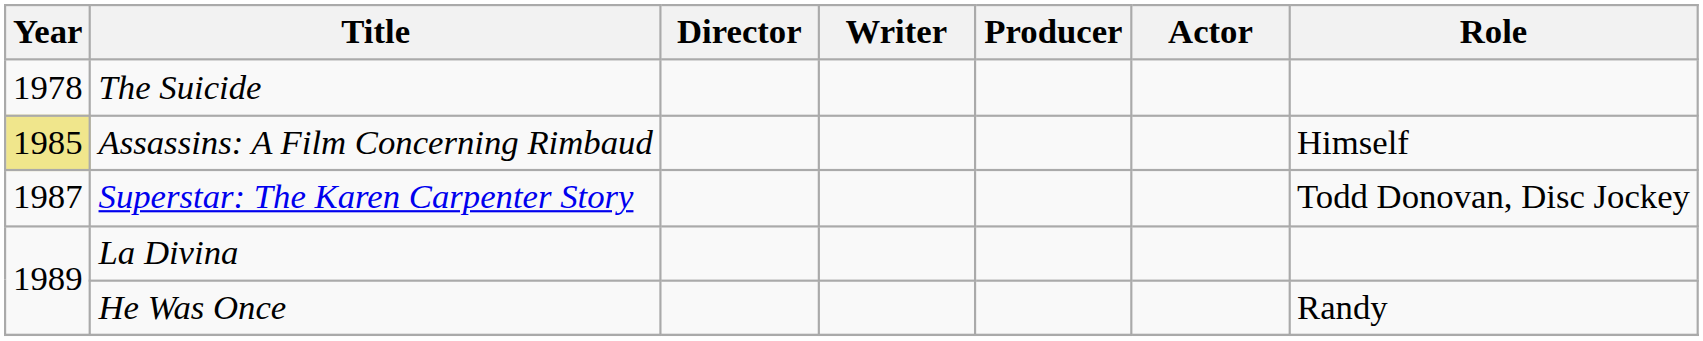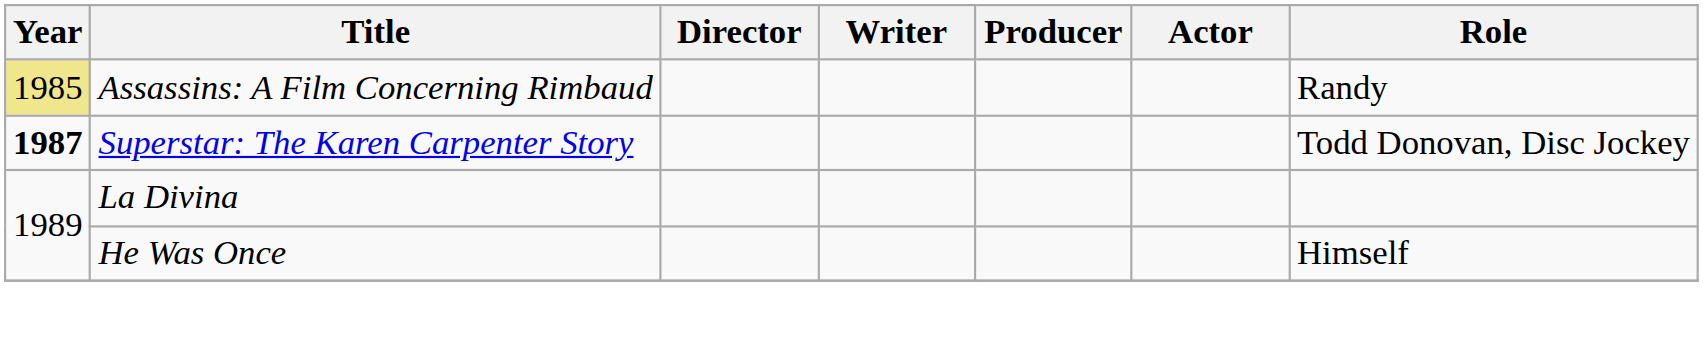- row: (180, 87)
(1353, 142) Himself -> (1342, 87) Randy
(48, 197) normal -> (48, 142) bold
(1342, 307) Randy -> (1353, 252) Himself
